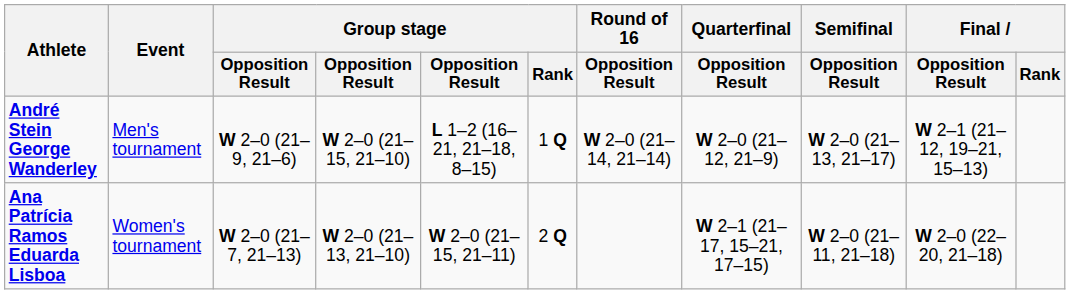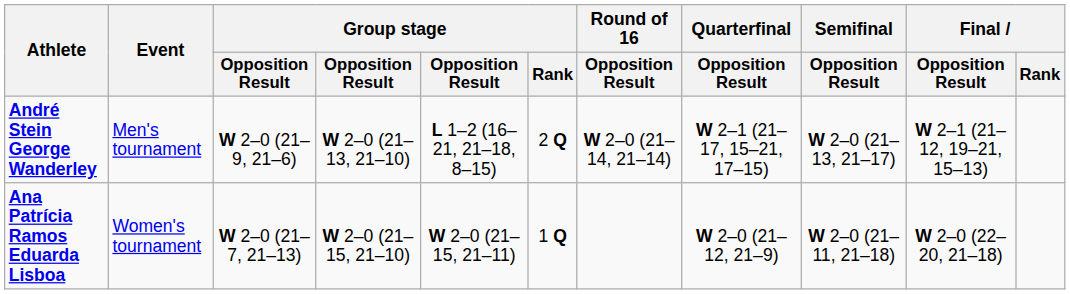(368, 150) W 2–0 (21–15, 21–10) -> (368, 150) W 2–0 (21–13, 21–10)
(553, 140) 1 Q -> (553, 140) 2 Q
(741, 150) W 2–0 (21–12, 21–9) -> (741, 150) W 2–1 (21–17, 15–21, 17–15)
(368, 246) W 2–0 (21–13, 21–10) -> (368, 246) W 2–0 (21–15, 21–10)
(553, 236) 2 Q -> (553, 236) 1 Q
(741, 246) W 2–1 (21–17, 15–21, 17–15) -> (741, 246) W 2–0 (21–12, 21–9)
